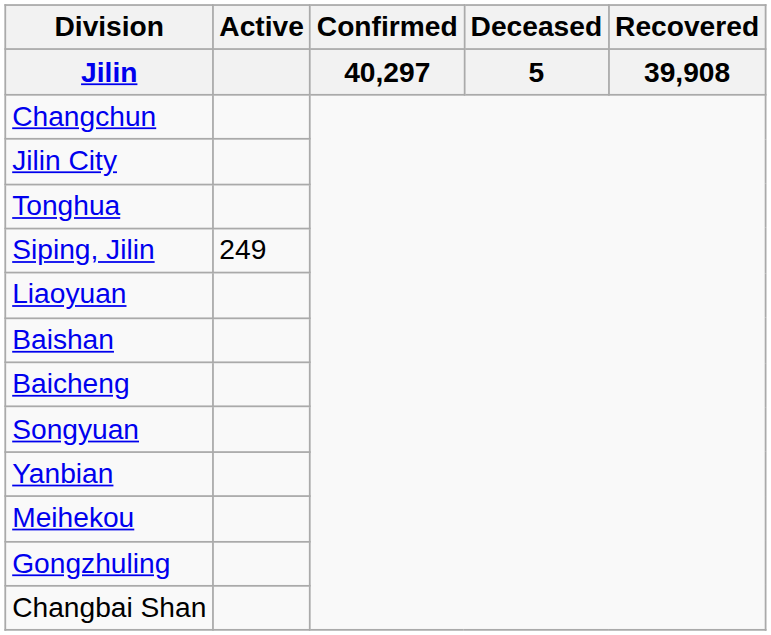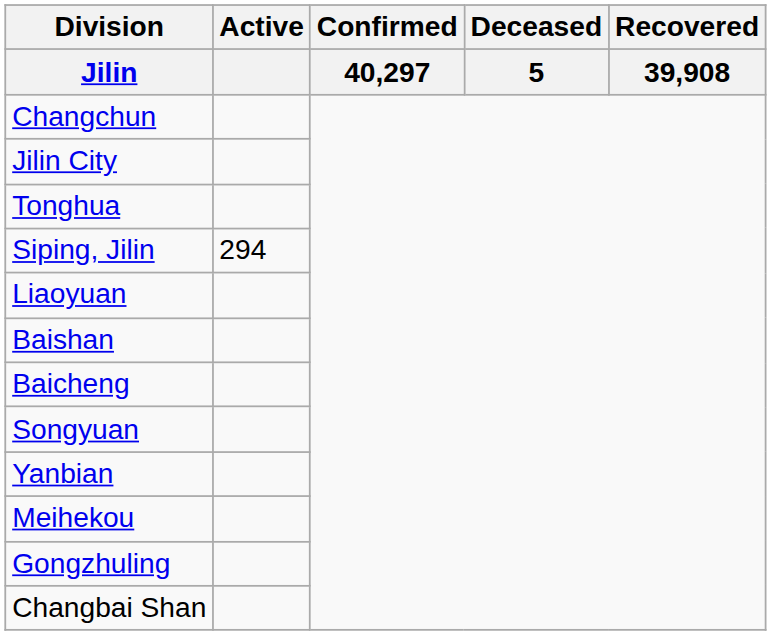(243, 250) 249 -> (243, 250) 294
